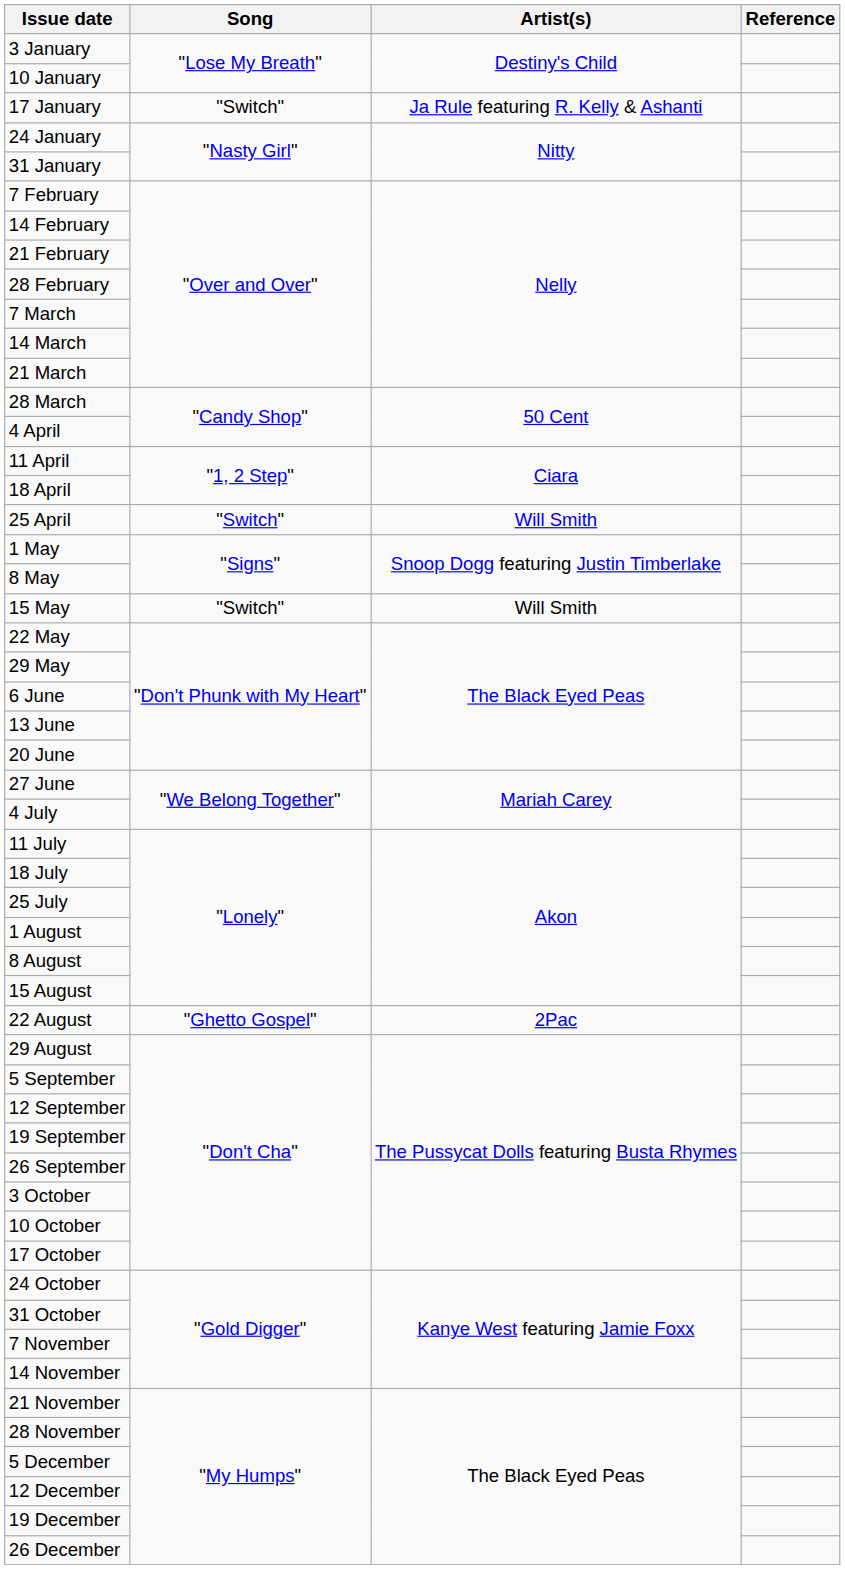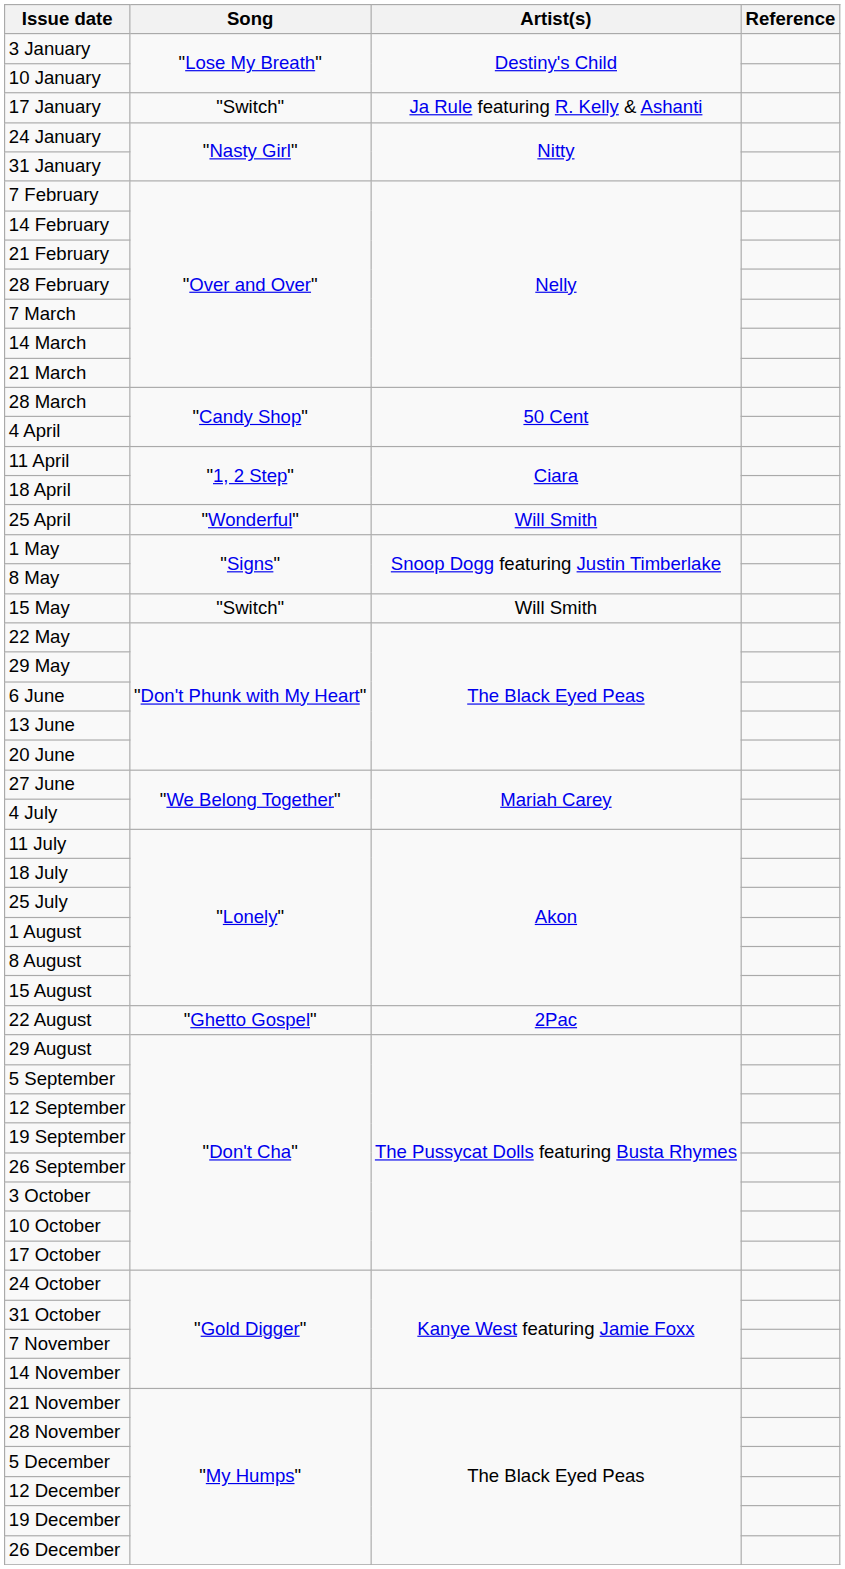(250, 519) "Switch" -> (250, 519) "Wonderful"
